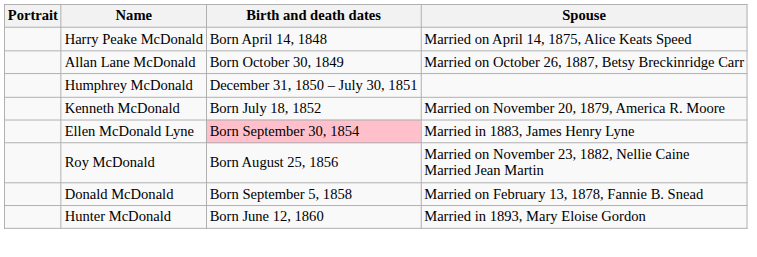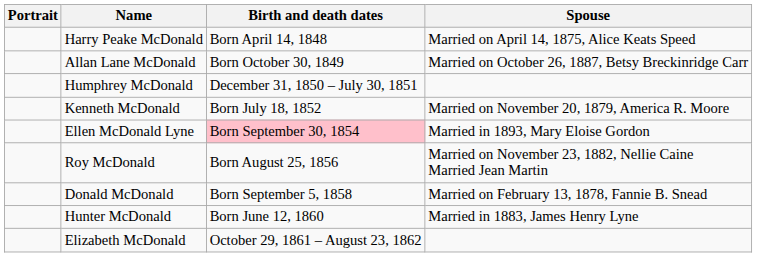(529, 131) Married in 1883, James Henry Lyne -> (539, 131) Married in 1893, Mary Eloise Gordon
(535, 217) Married in 1893, Mary Eloise Gordon -> (533, 217) Married in 1883, James Henry Lyne
+ row: (125, 240)
